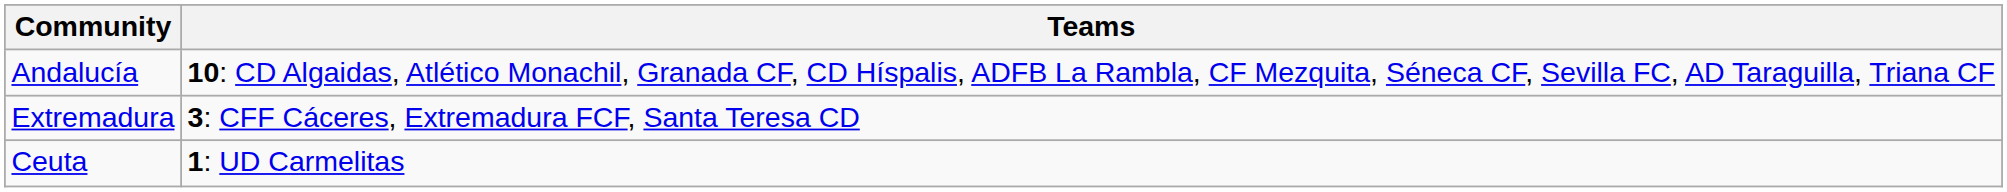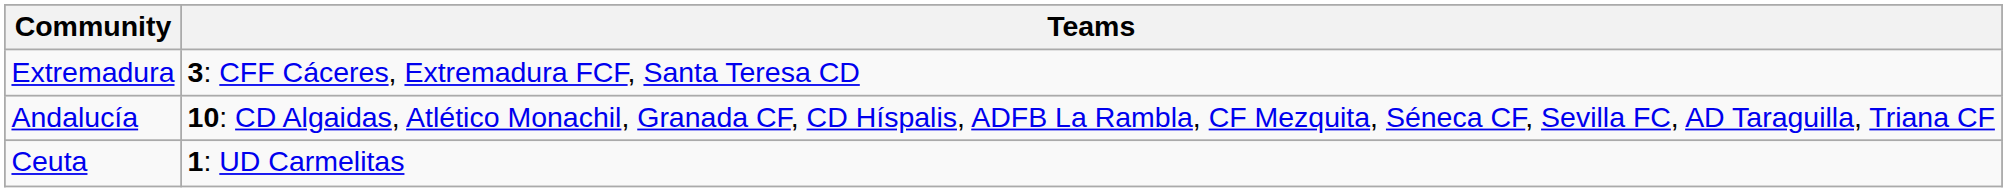rows swapped: (75, 72) <-> (93, 117)
